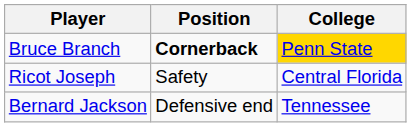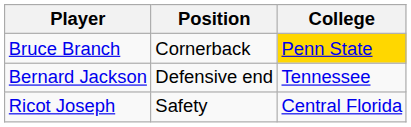(206, 48) bold -> (203, 48) normal
rows swapped: (78, 106) <-> (62, 77)
